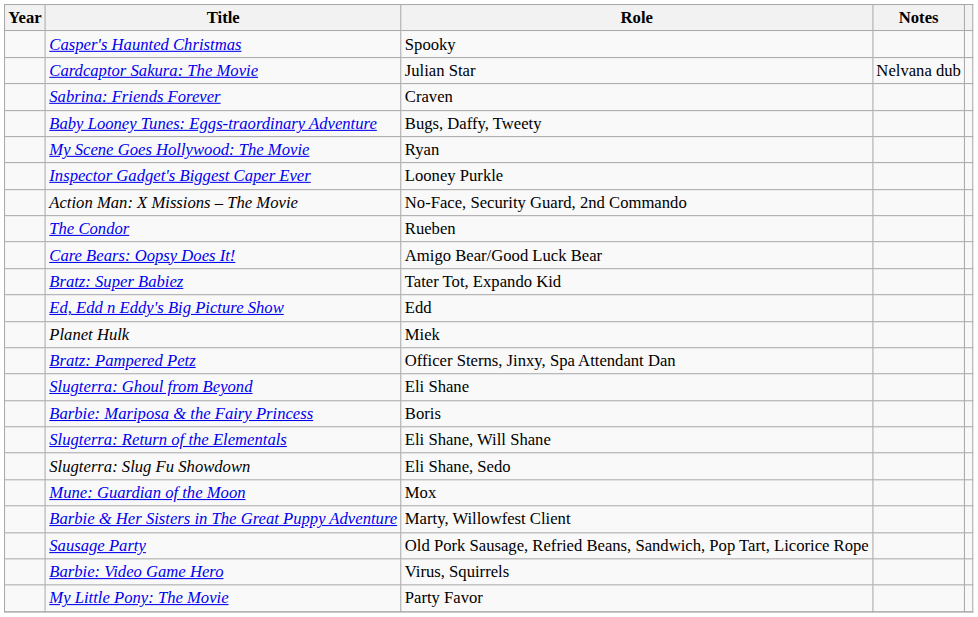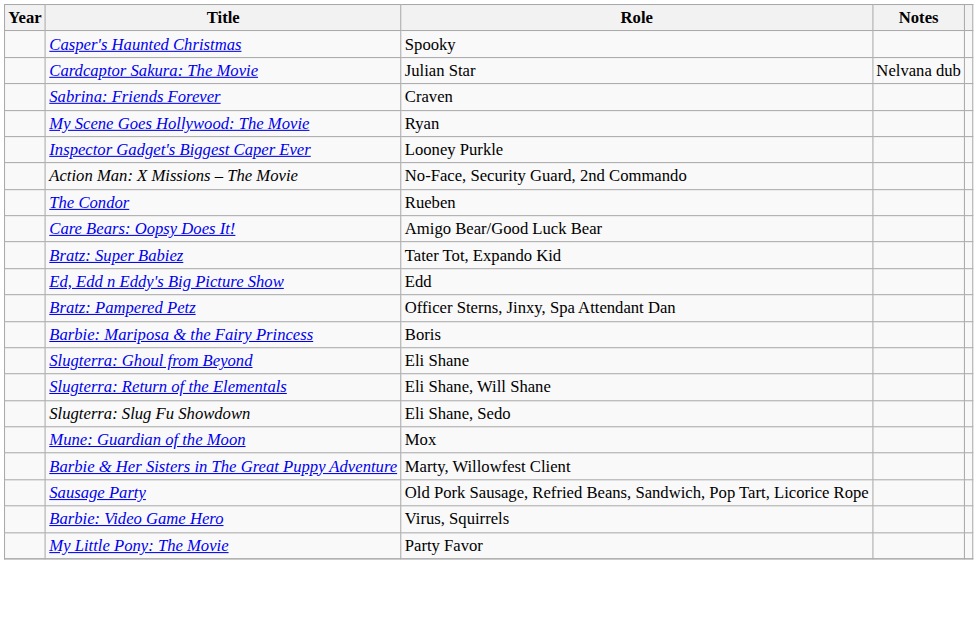- row: (213, 123)
- row: (89, 334)
rows swapped: (181, 413) <-> (151, 387)
